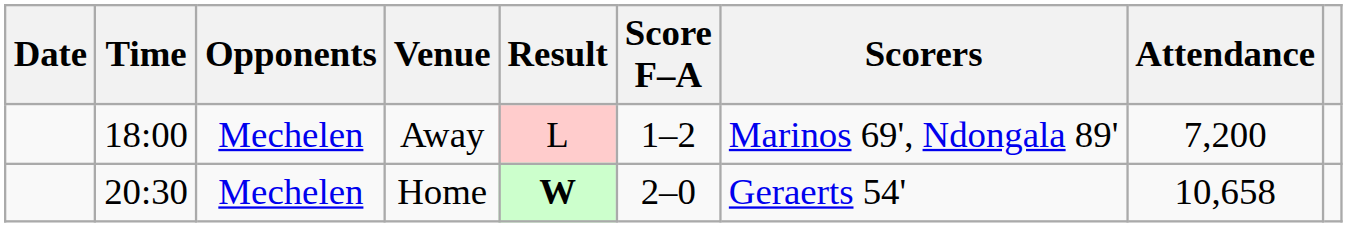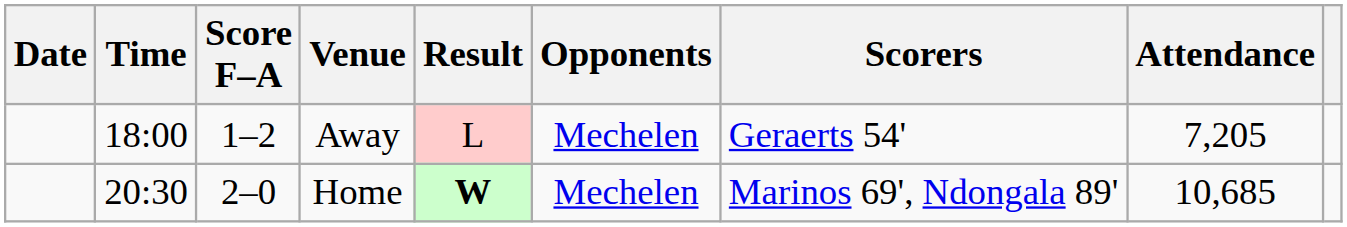columns swapped: (291, 54) <-> (668, 54)
(924, 133) Marinos 69', Ndongala 89' -> (817, 133) Geraerts 54'
(1225, 133) 7,200 -> (1225, 133) 7,205
(817, 191) Geraerts 54' -> (924, 191) Marinos 69', Ndongala 89'
(1225, 191) 10,658 -> (1225, 191) 10,685
